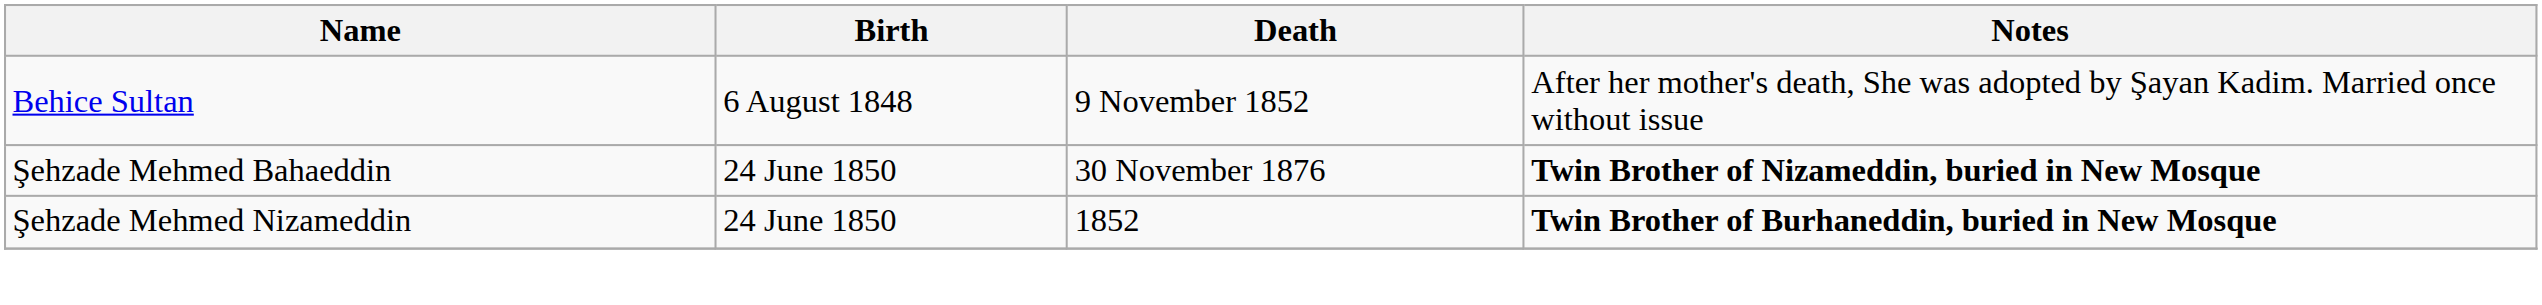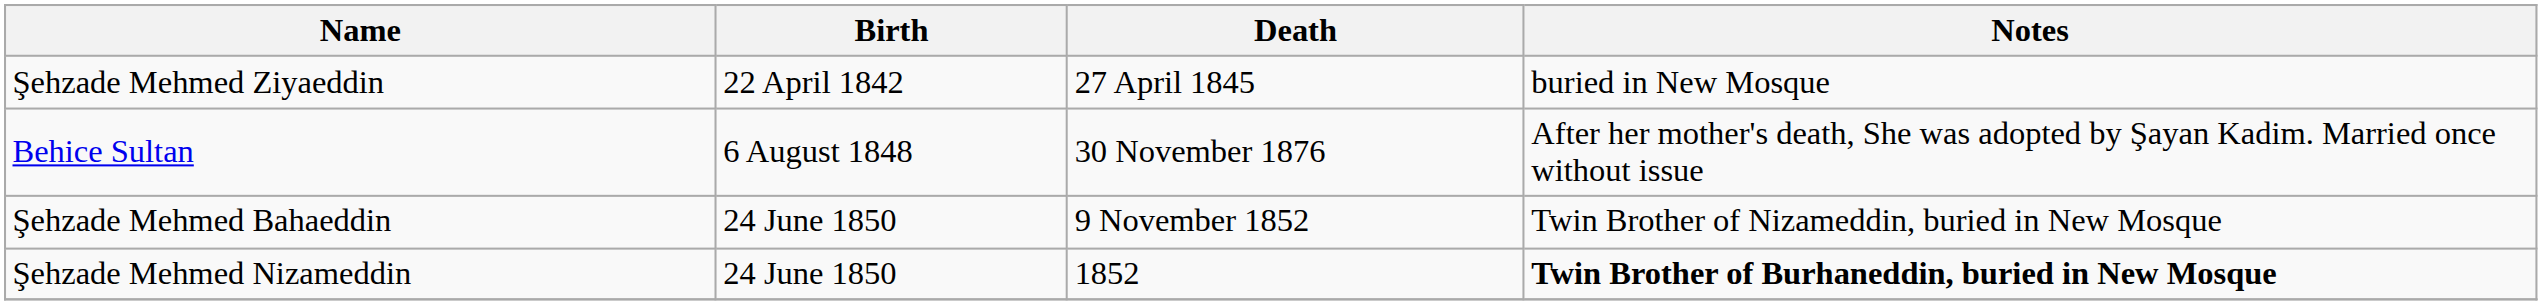+ row: (198, 81)
(1192, 100) 9 November 1852 -> (1200, 151) 30 November 1876
(1200, 169) 30 November 1876 -> (1192, 221) 9 November 1852
(1896, 169) bold -> (1877, 221) normal
